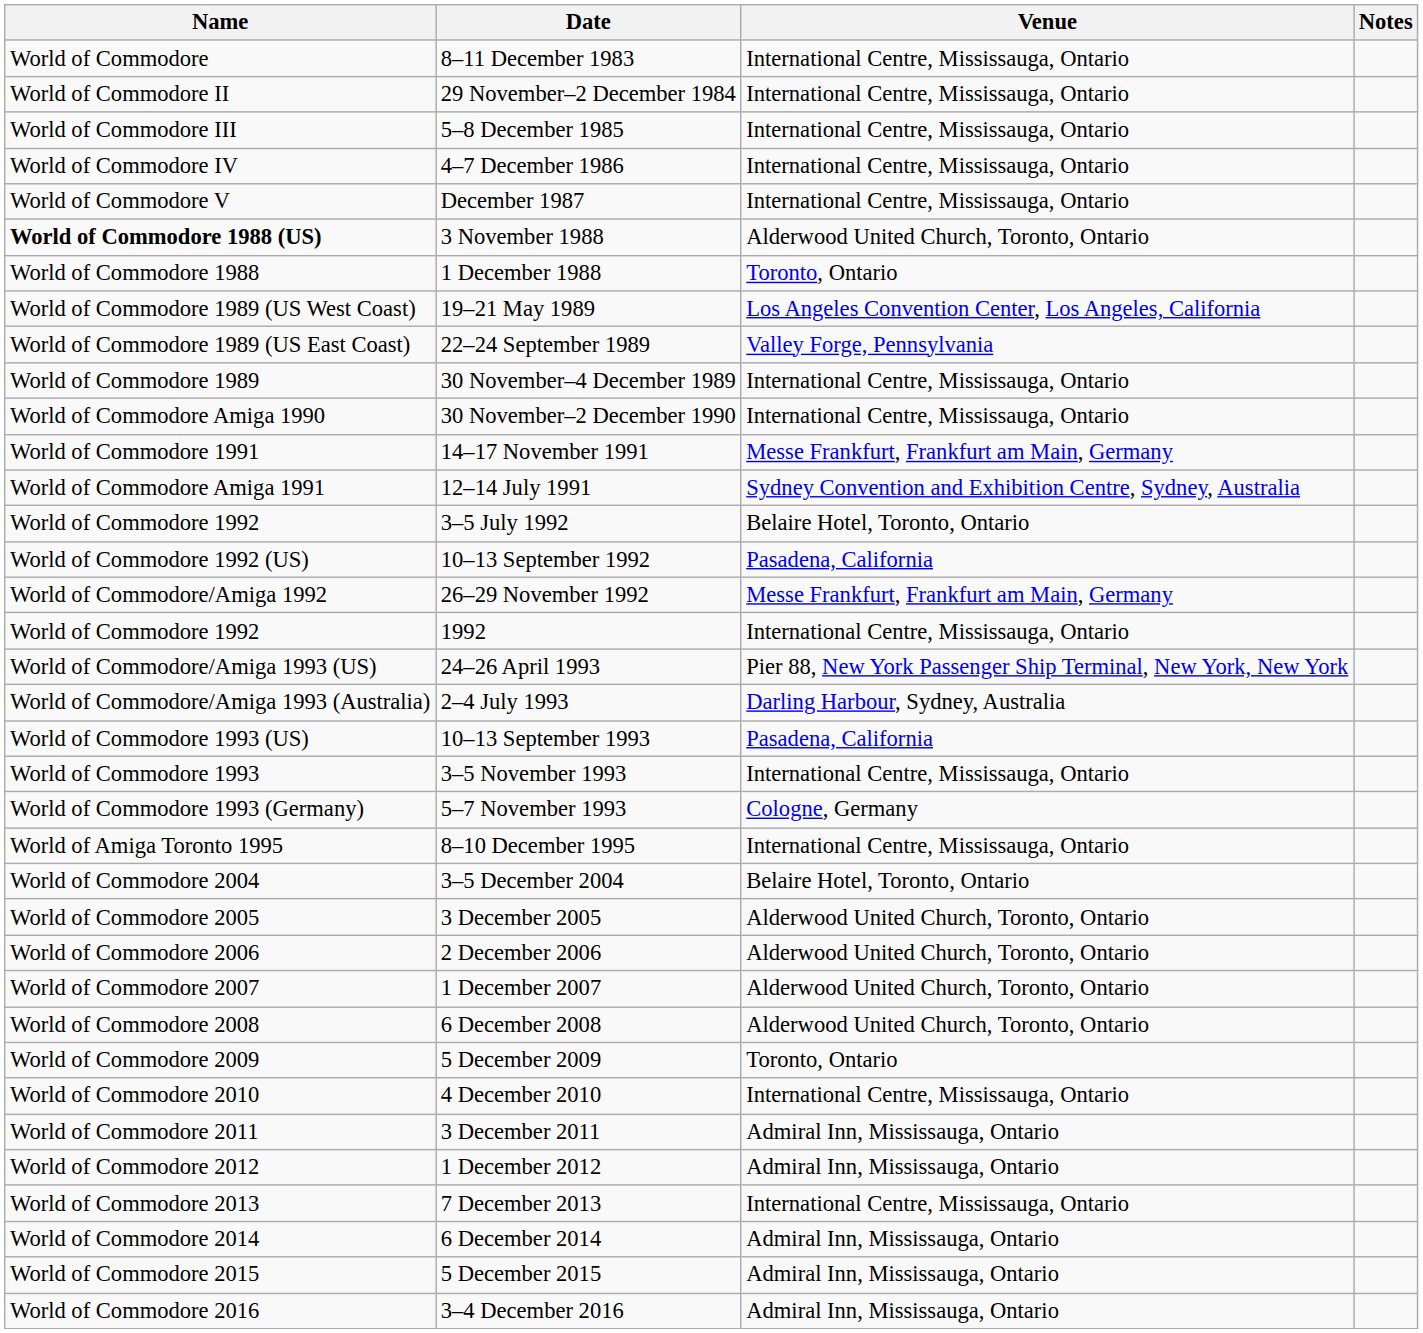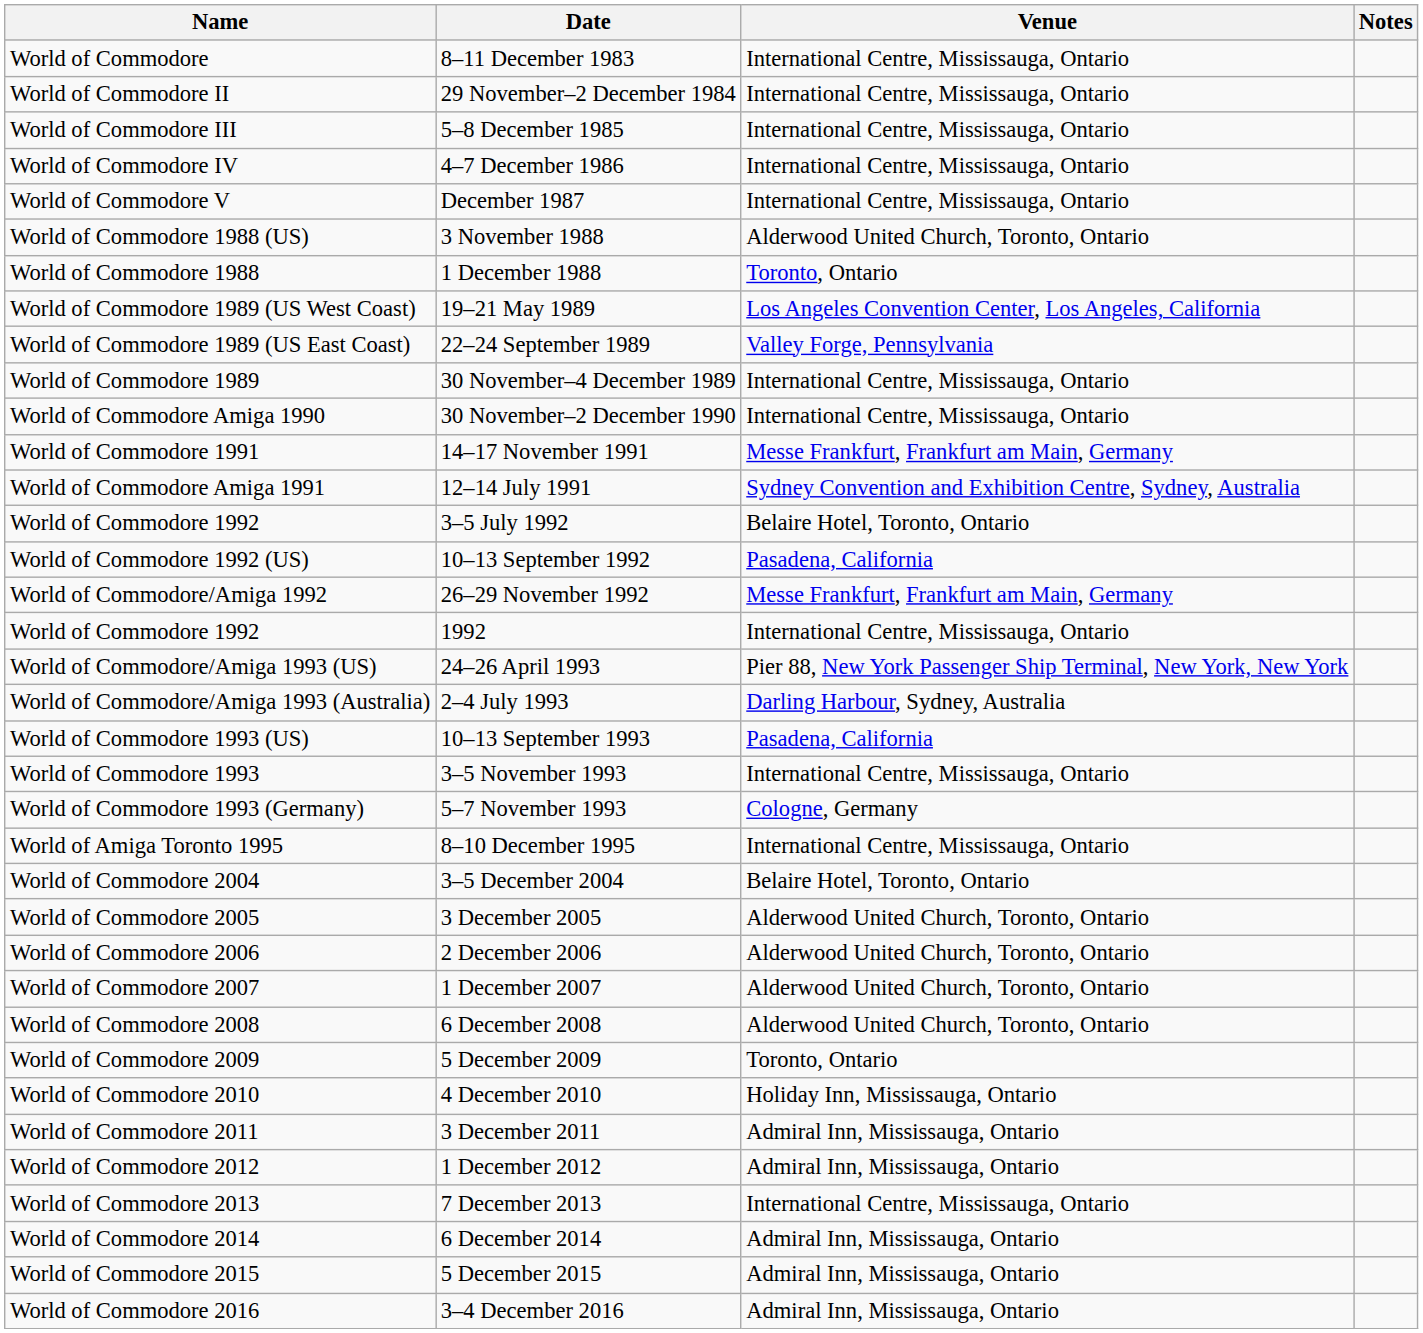(166, 237) bold -> (159, 237) normal
(938, 1095) International Centre, Mississauga, Ontario -> (901, 1095) Holiday Inn, Mississauga, Ontario
